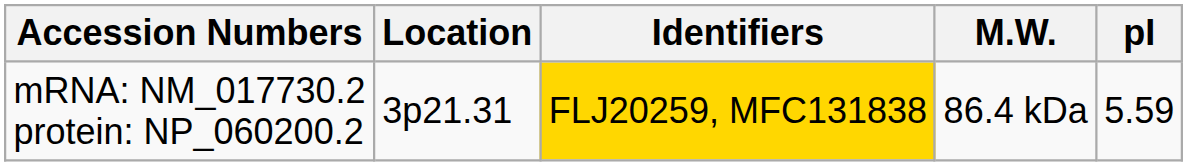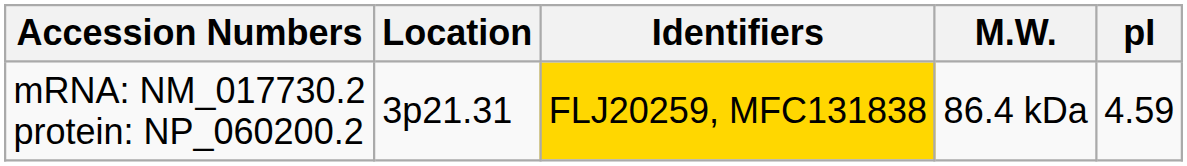(1139, 110) 5.59 -> (1139, 110) 4.59
